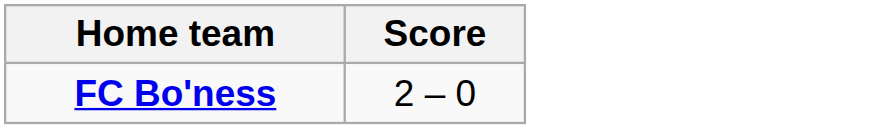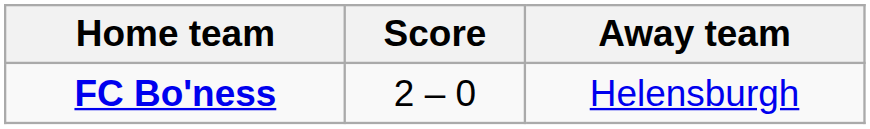+ column: (695, 33)
